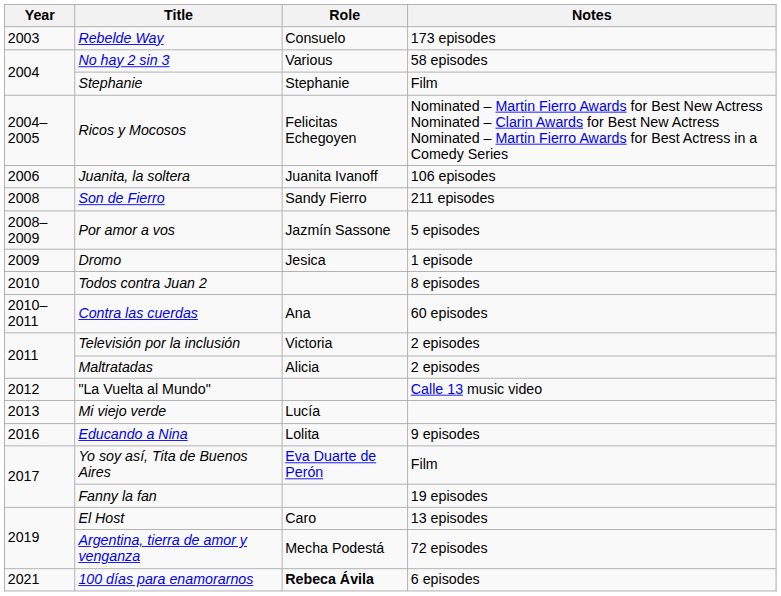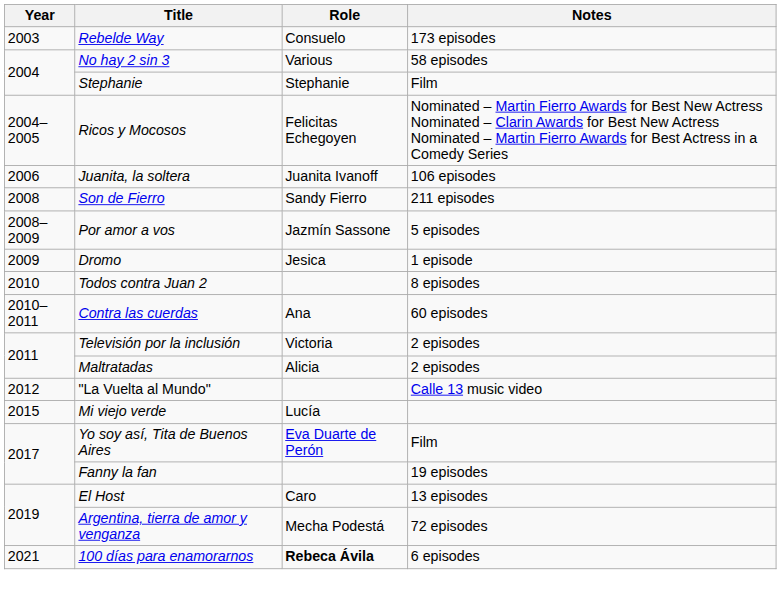(24, 412) 2013 -> (24, 412) 2015
- row: (133, 434)
